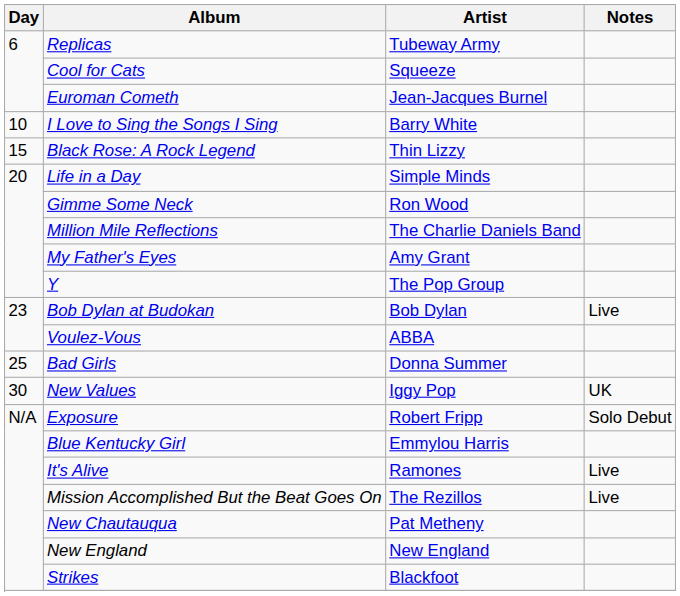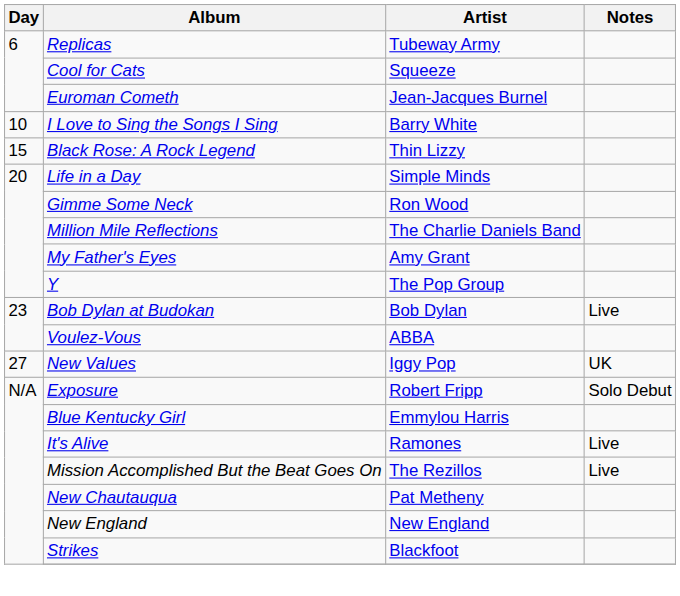- row: (82, 364)
(18, 390) 30 -> (18, 364) 27
